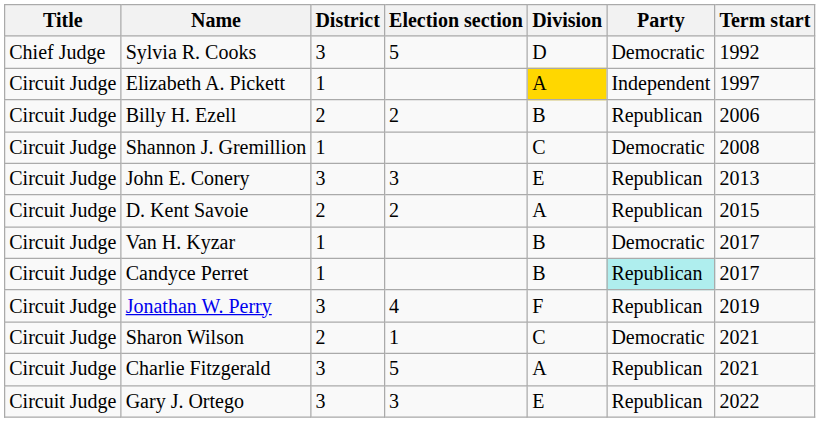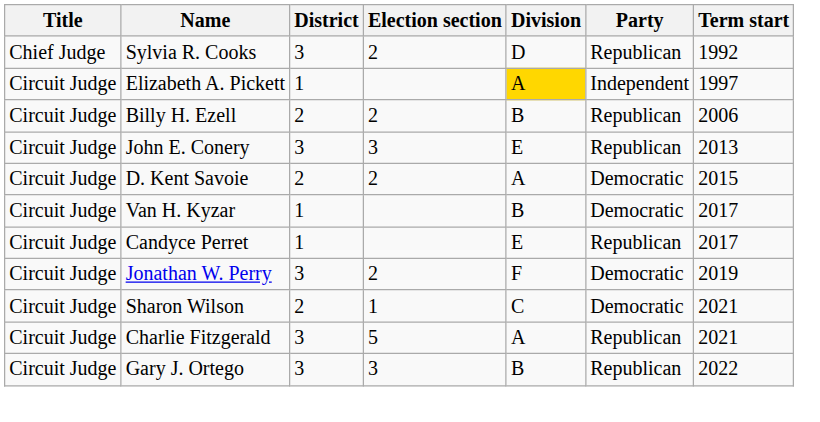(394, 52) 5 -> (373, 52) 2
(658, 52) Democratic -> (636, 52) Republican
- row: (216, 147)
(657, 210) Republican -> (637, 178) Democratic
(539, 274) B -> (517, 242) E
(657, 274) paleturquoise background -> (636, 242) no background
(394, 305) 4 -> (373, 274) 2
(657, 305) Republican -> (637, 274) Democratic
(538, 400) E -> (518, 369) B
